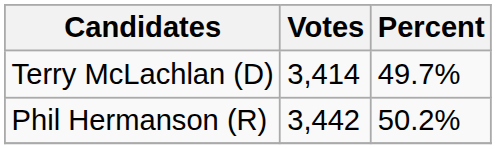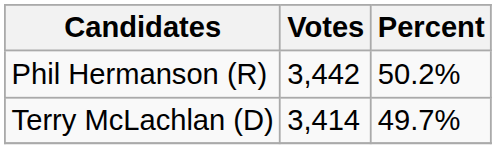rows swapped: (139, 119) <-> (143, 73)
